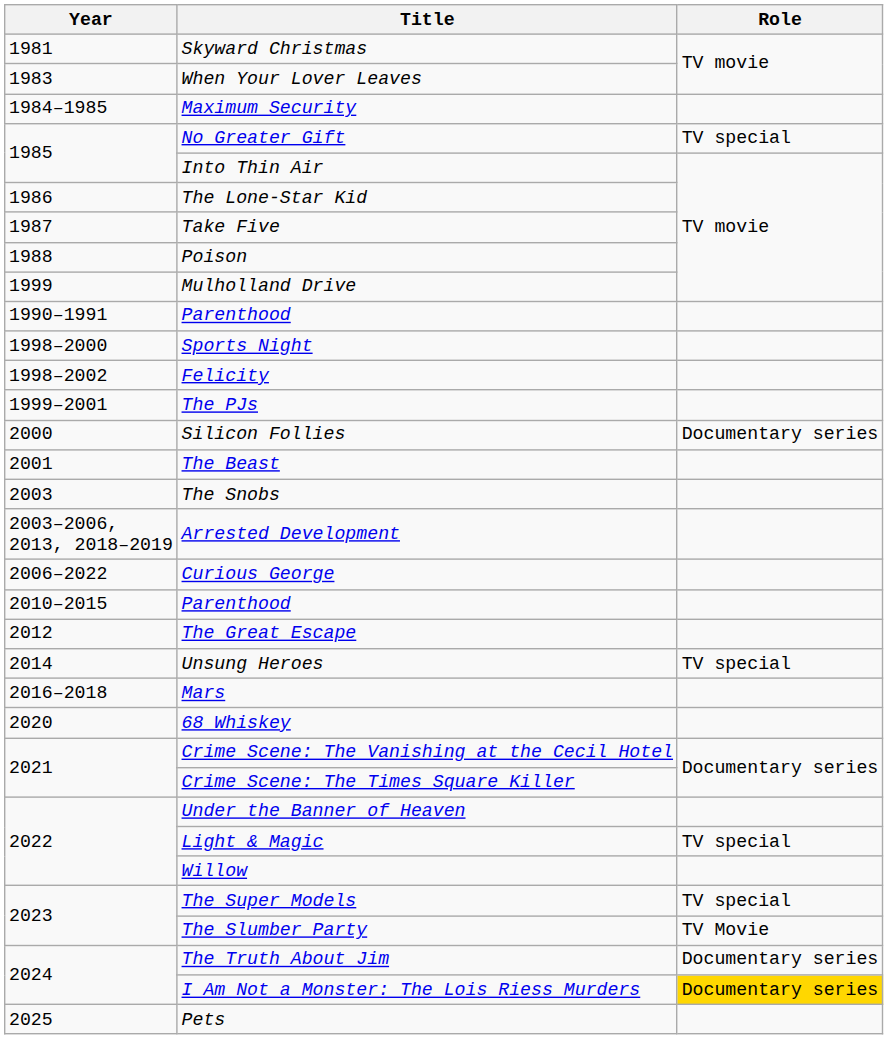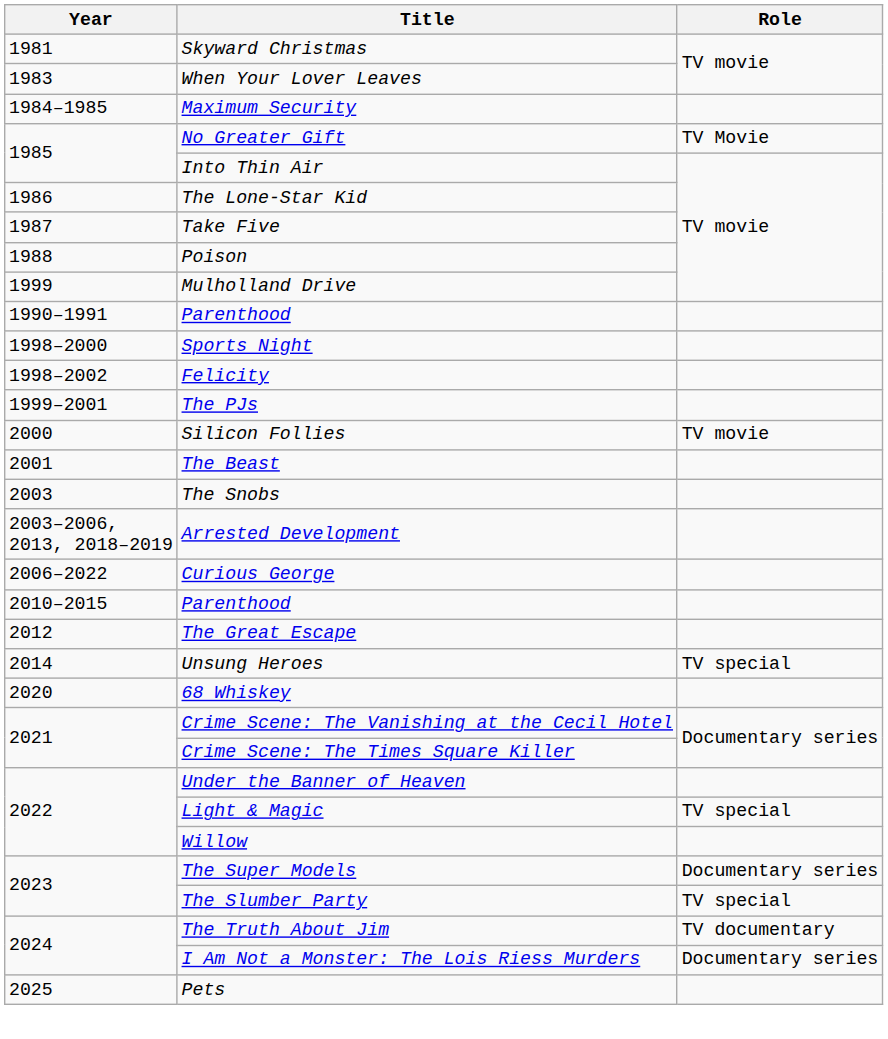(736, 138) TV special -> (725, 138) TV Movie
(780, 435) Documentary series -> (725, 435) TV movie
- row: (58, 693)
(736, 901) TV special -> (780, 871) Documentary series
(725, 930) TV Movie -> (736, 901) TV special
(780, 960) Documentary series -> (758, 930) TV documentary
(780, 990) gold background -> (780, 960) no background
